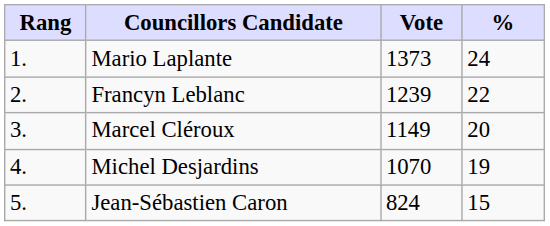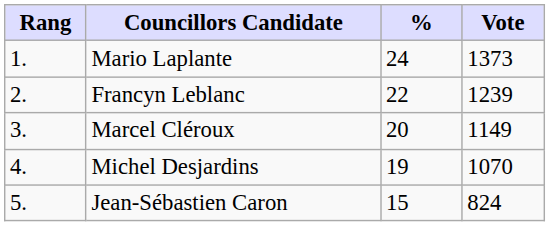columns swapped: (421, 22) <-> (503, 22)
